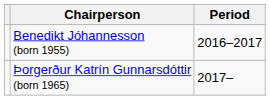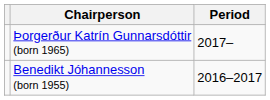rows swapped: (79, 42) <-> (102, 77)
